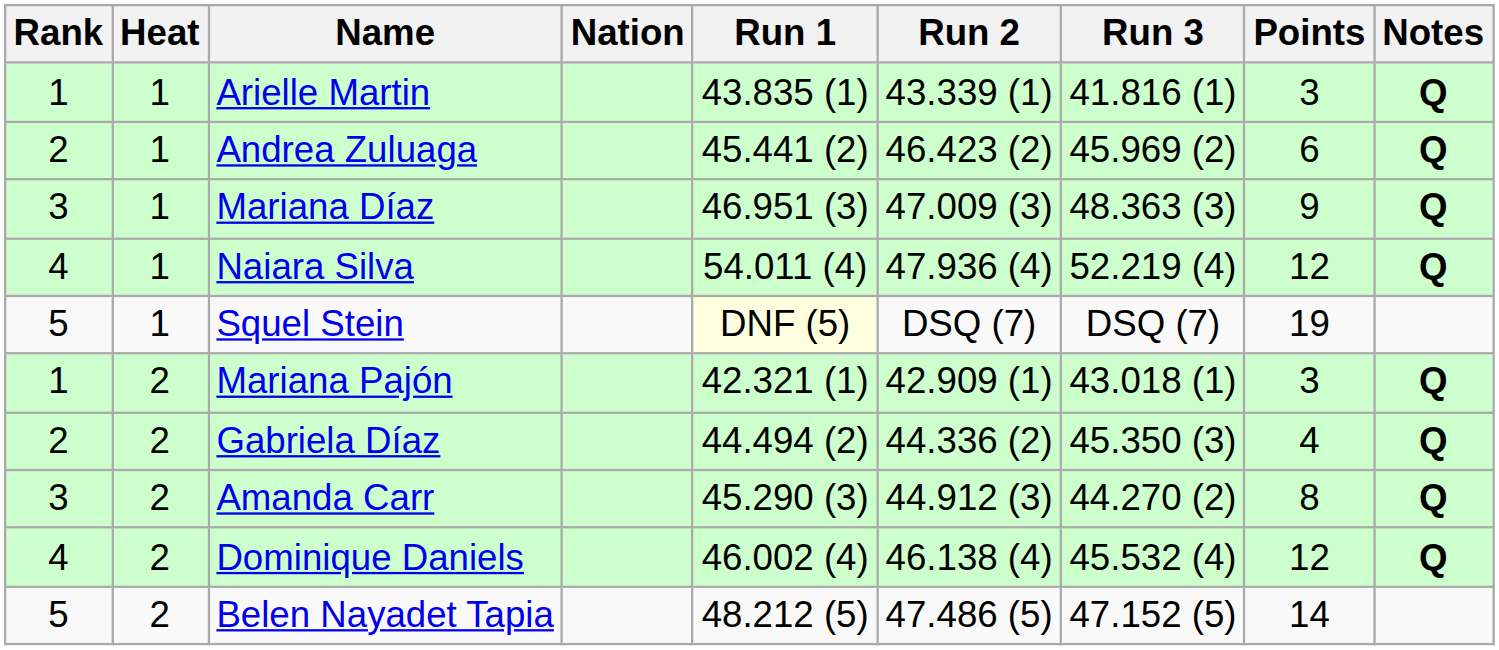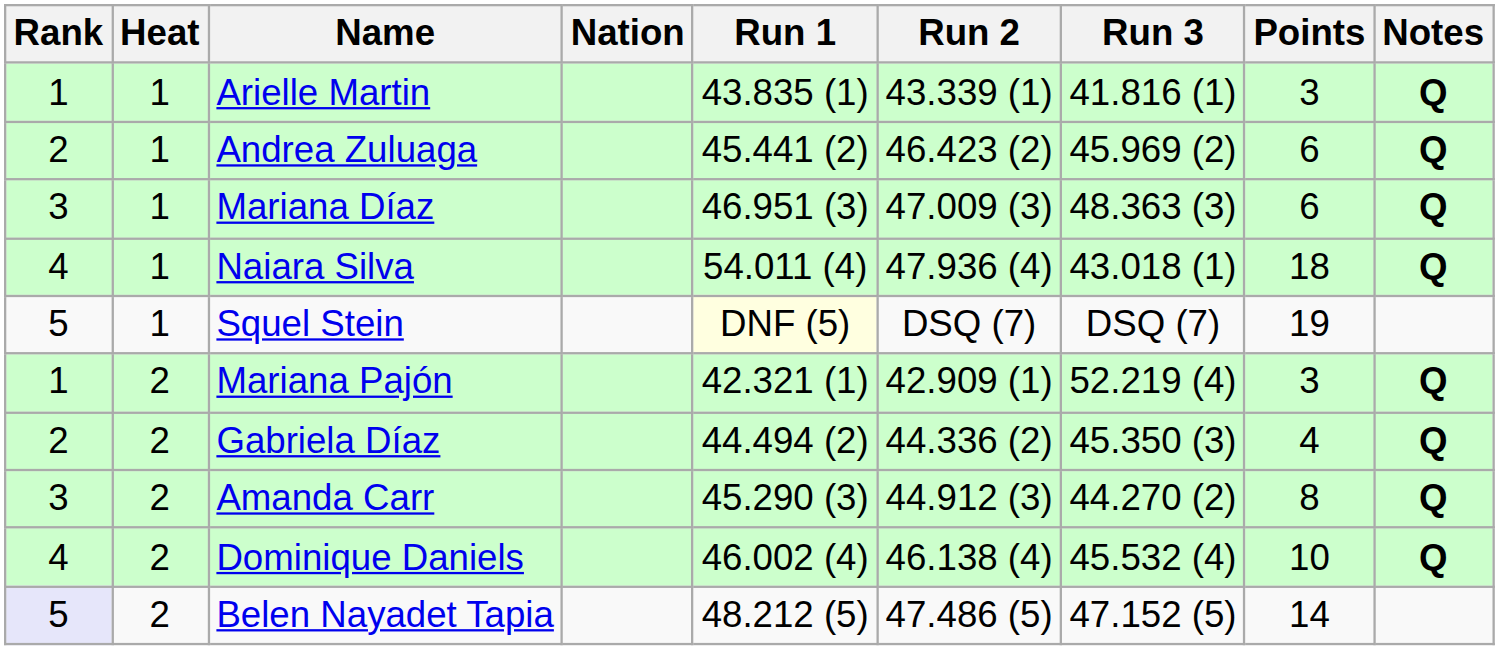(1309, 207) 9 -> (1309, 207) 6
(1153, 265) 52.219 (4) -> (1153, 265) 43.018 (1)
(1309, 265) 12 -> (1309, 265) 18
(1153, 382) 43.018 (1) -> (1153, 382) 52.219 (4)
(1309, 556) 12 -> (1309, 556) 10
(58, 614) no background -> (58, 614) lavender background
